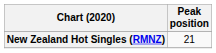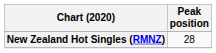(189, 39) 21 -> (189, 39) 28
